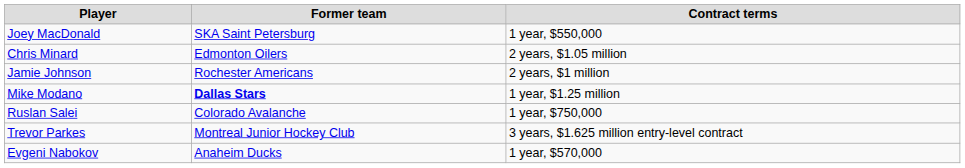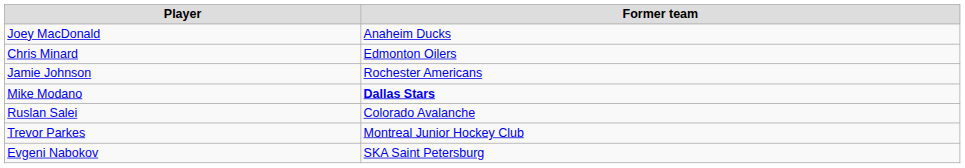- column: (733, 14)
(255, 34) SKA Saint Petersburg -> (407, 34) Anaheim Ducks
(238, 152) Anaheim Ducks -> (424, 152) SKA Saint Petersburg
